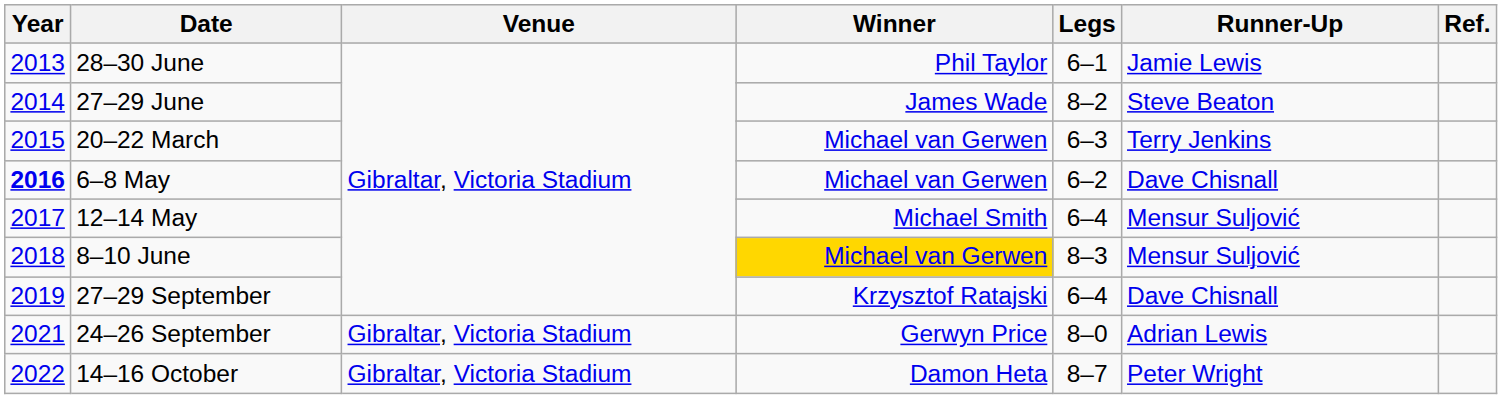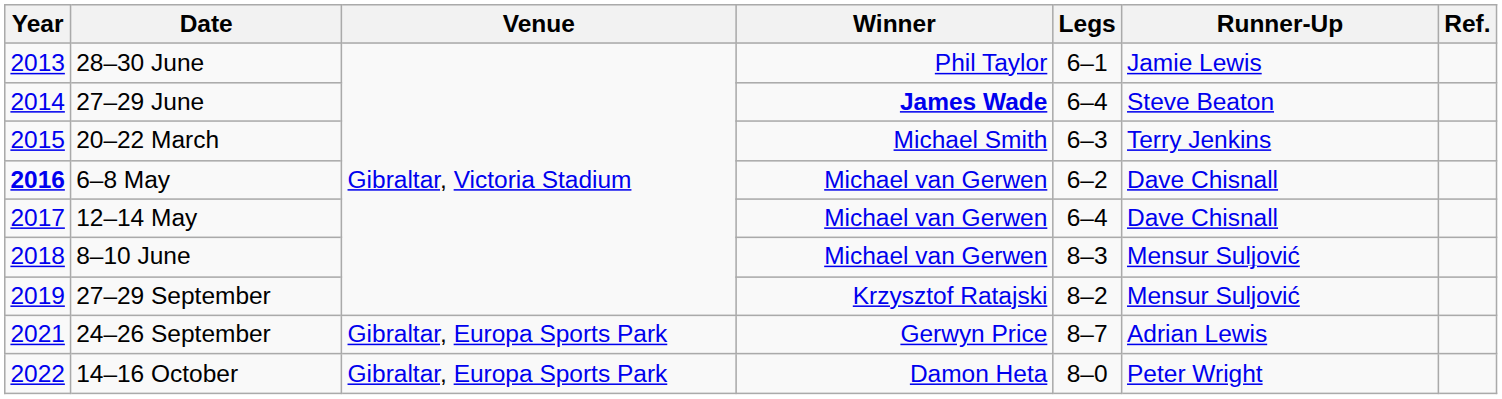(976, 101) normal -> (974, 101) bold
(1087, 101) 8–2 -> (1087, 101) 6–4
(936, 140) Michael van Gerwen -> (970, 140) Michael Smith
(970, 218) Michael Smith -> (936, 218) Michael van Gerwen
(1213, 218) Mensur Suljović -> (1203, 218) Dave Chisnall
(936, 256) gold background -> (936, 256) no background
(1087, 295) 6–4 -> (1087, 295) 8–2
(1203, 295) Dave Chisnall -> (1213, 295) Mensur Suljović
(489, 334) Gibraltar, Victoria Stadium -> (507, 334) Gibraltar, Europa Sports Park
(1087, 334) 8–0 -> (1087, 334) 8–7
(489, 373) Gibraltar, Victoria Stadium -> (507, 373) Gibraltar, Europa Sports Park
(1087, 373) 8–7 -> (1087, 373) 8–0
